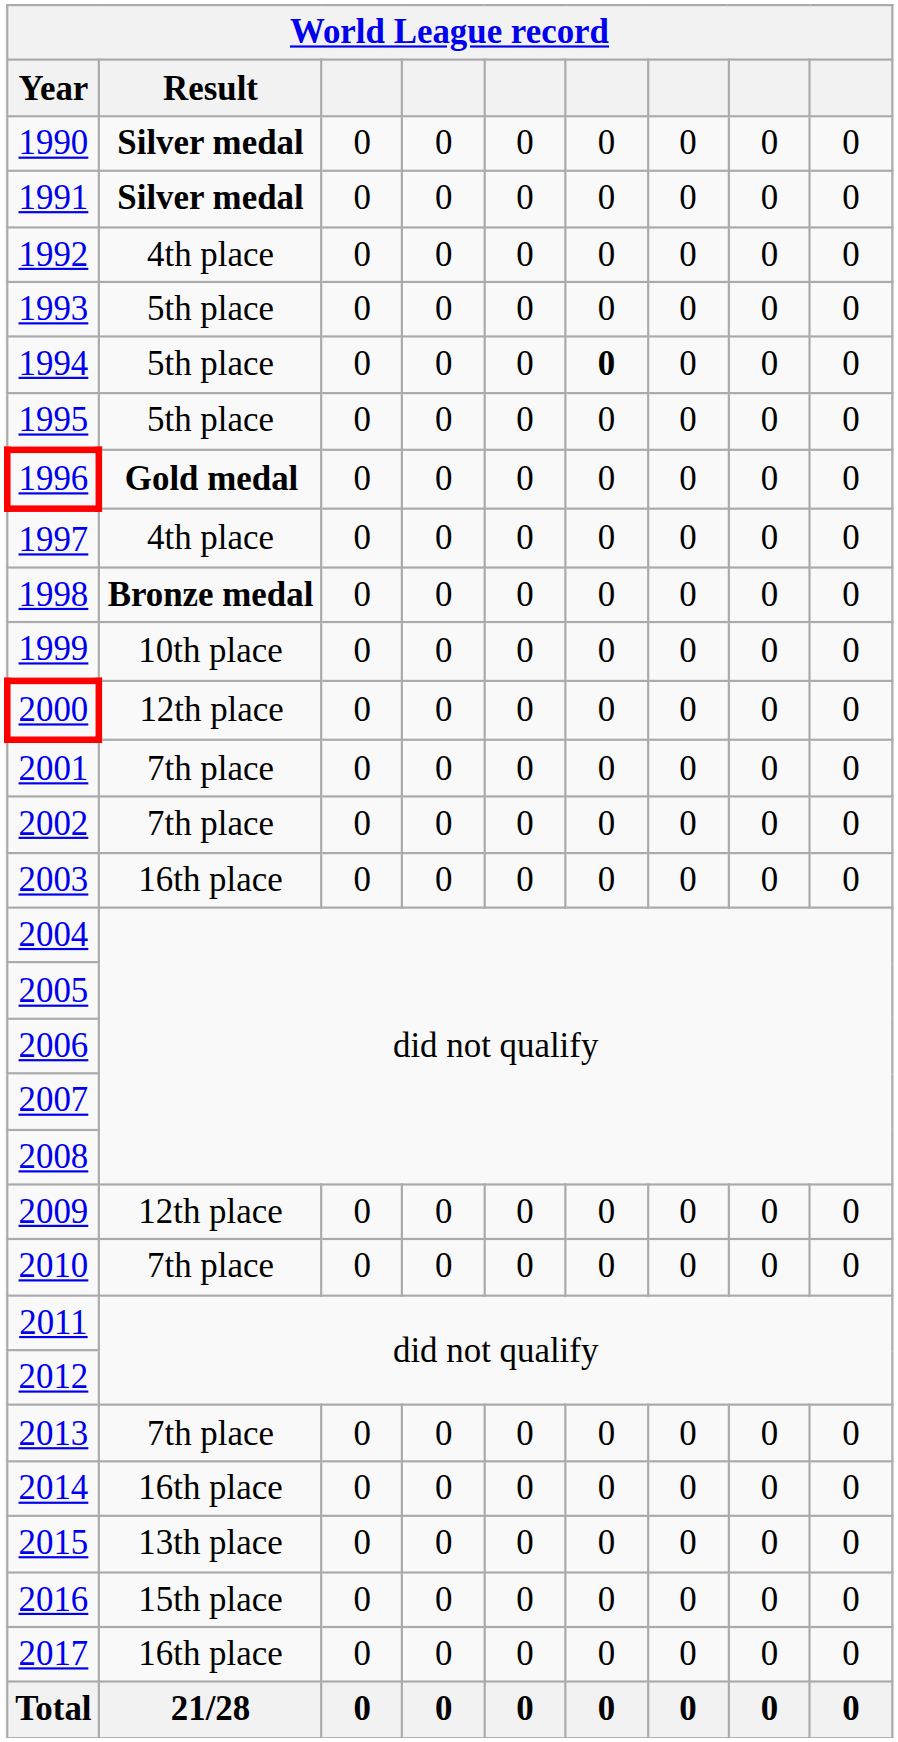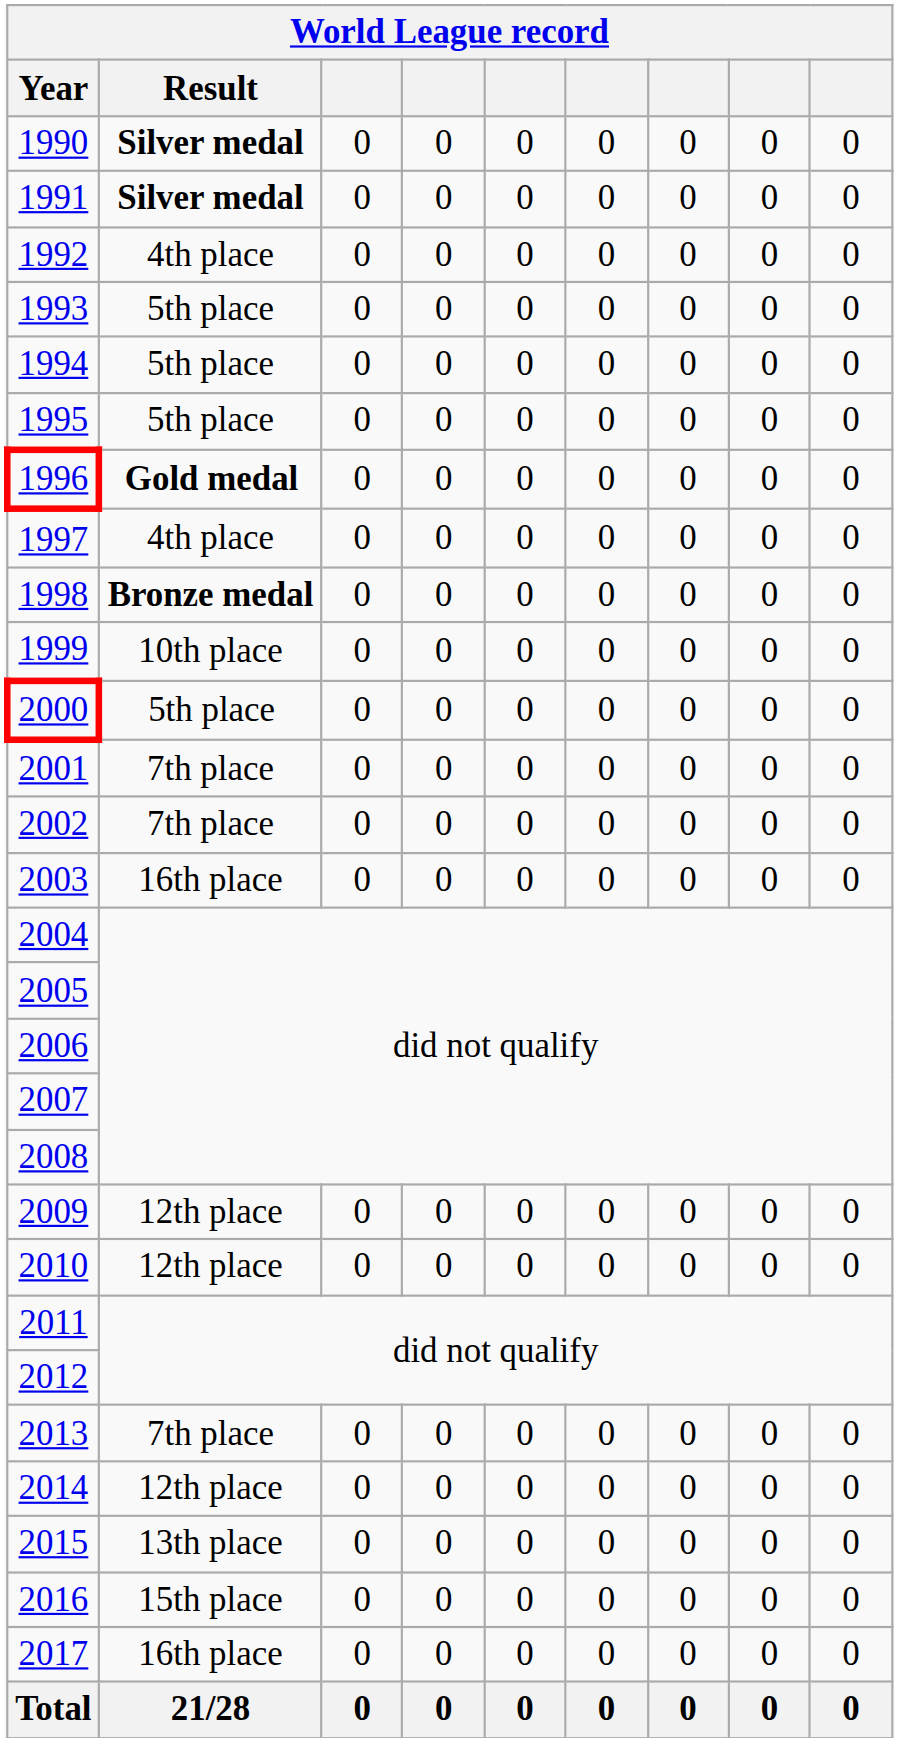(607, 364) bold -> (607, 364) normal
(212, 709) 12th place -> (212, 709) 5th place
(211, 1266) 7th place -> (211, 1266) 12th place
(211, 1487) 16th place -> (211, 1487) 12th place
